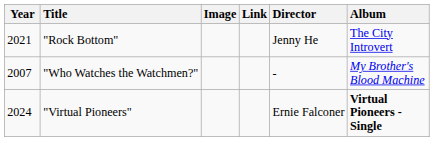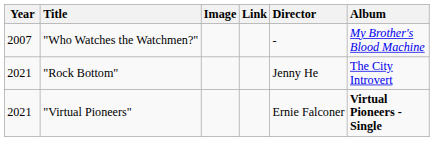rows swapped: (121, 73) <-> (81, 40)
(19, 113) 2024 -> (19, 113) 2021
